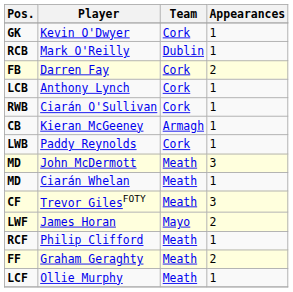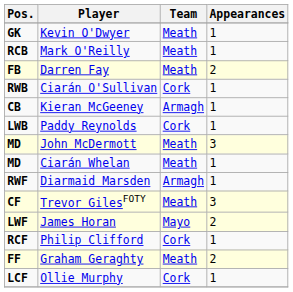(176, 32) Cork -> (180, 32) Meath
(183, 51) Dublin -> (180, 51) Meath
(176, 70) Cork -> (180, 70) Meath
- row: (85, 88)
+ row: (95, 182)
(180, 240) Meath -> (176, 240) Cork
(180, 278) Meath -> (176, 278) Cork
